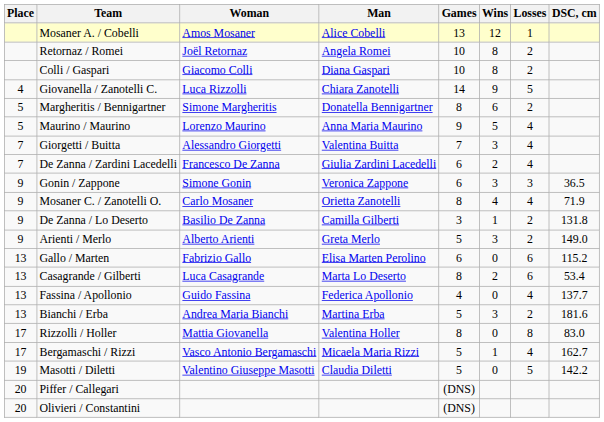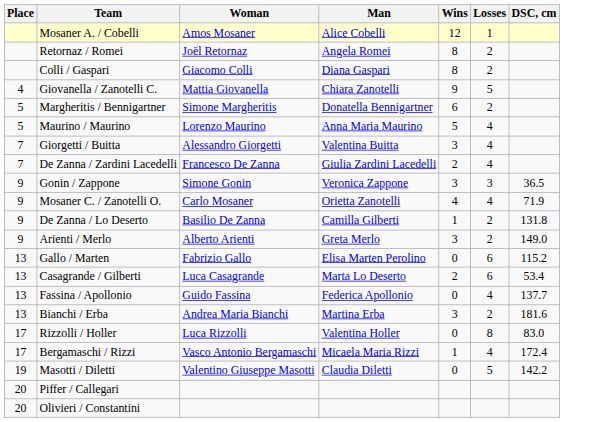- column: (459, 13)
(214, 88) Luca Rizzolli -> (225, 88) Mattia Giovanella
(225, 333) Mattia Giovanella -> (214, 333) Luca Rizzolli
(574, 351) 162.7 -> (534, 351) 172.4
